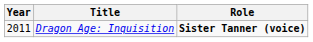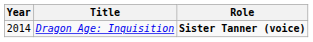(19, 29) 2011 -> (19, 29) 2014
